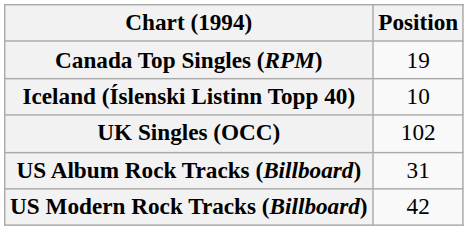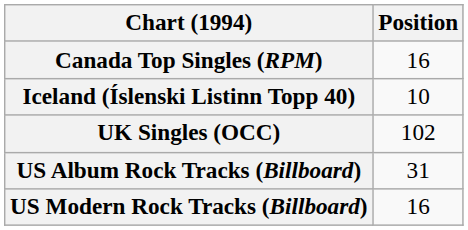(418, 59) 19 -> (418, 59) 16
(418, 206) 42 -> (418, 206) 16
